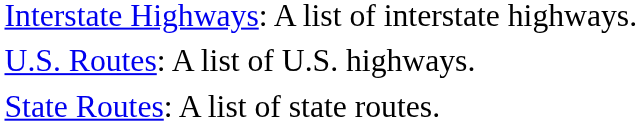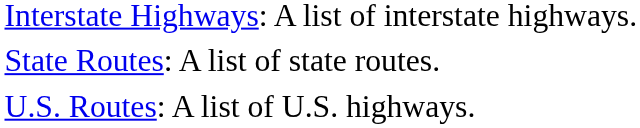rows swapped: (240, 60) <-> (222, 106)
